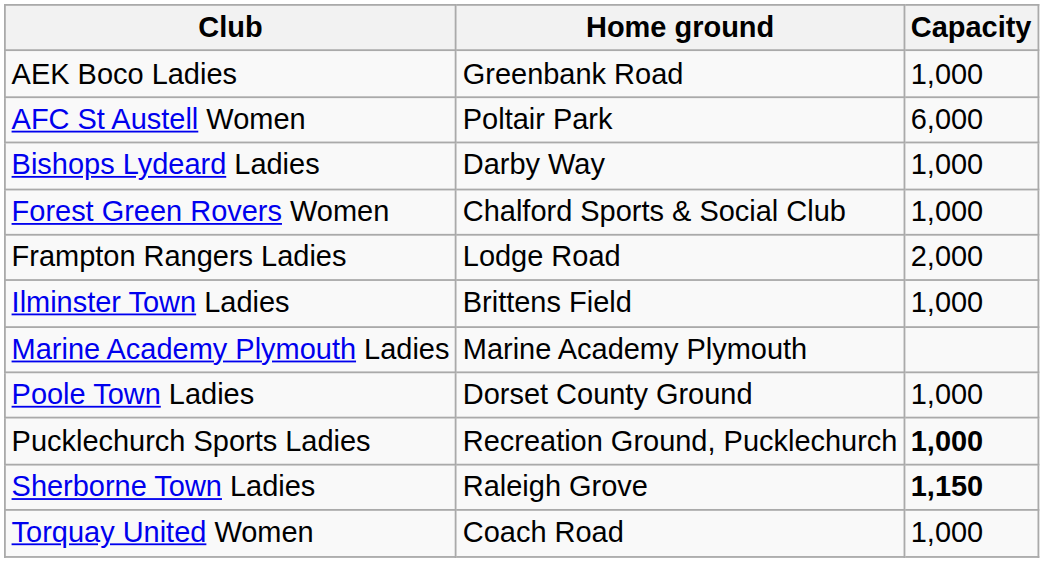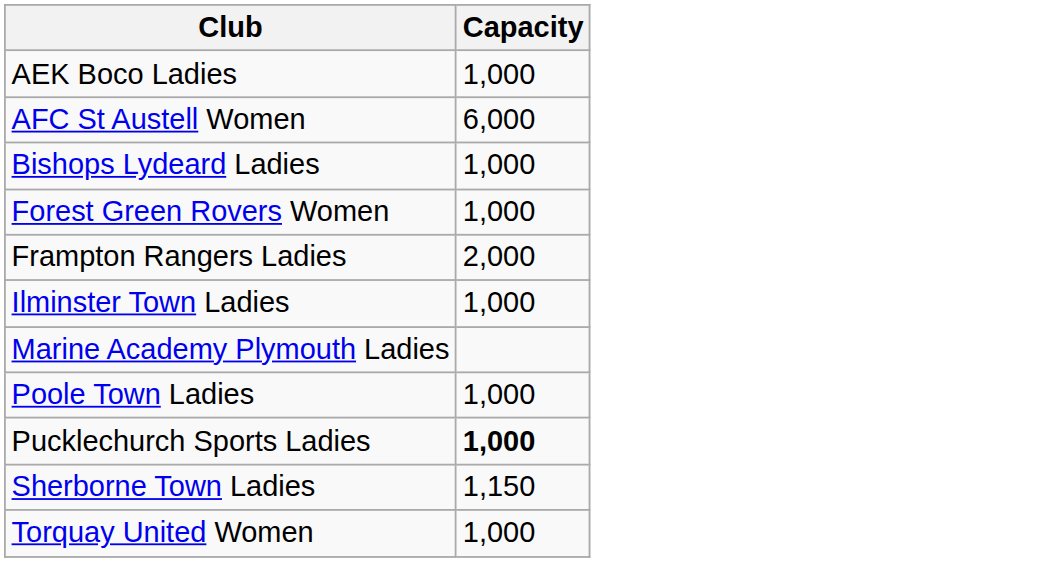- column: (680, 27)
(947, 486) bold -> (499, 486) normal
